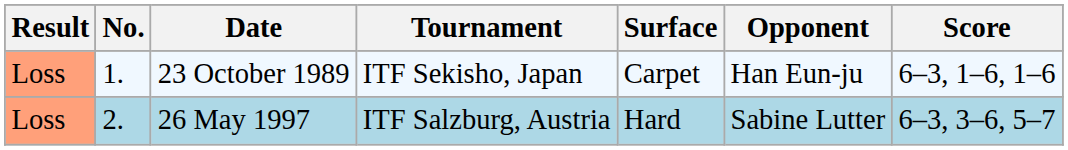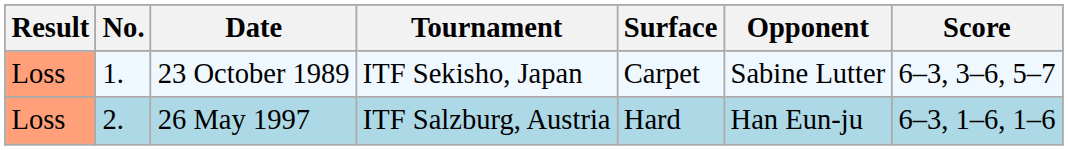(797, 73) Han Eun-ju -> (808, 73) Sabine Lutter
(977, 73) 6–3, 1–6, 1–6 -> (977, 73) 6–3, 3–6, 5–7
(808, 119) Sabine Lutter -> (797, 119) Han Eun-ju
(977, 119) 6–3, 3–6, 5–7 -> (977, 119) 6–3, 1–6, 1–6
